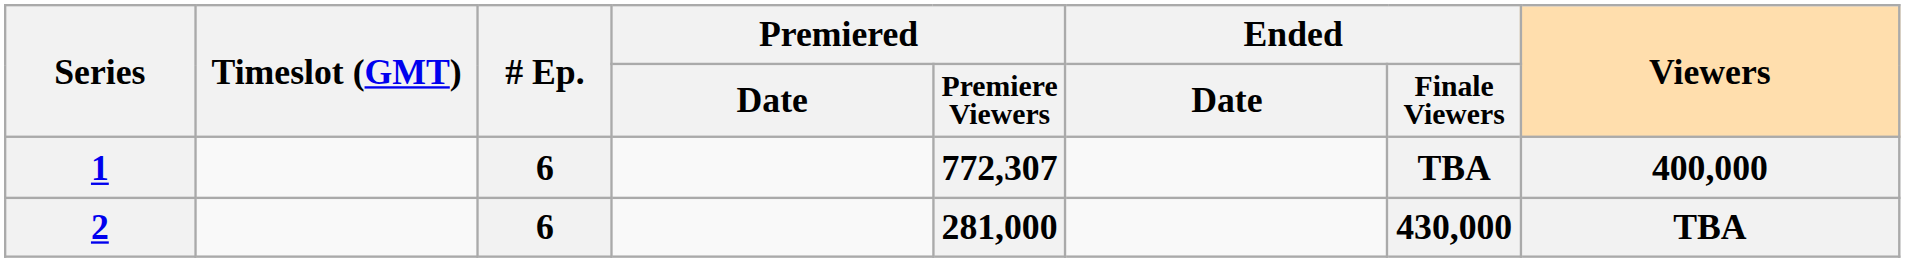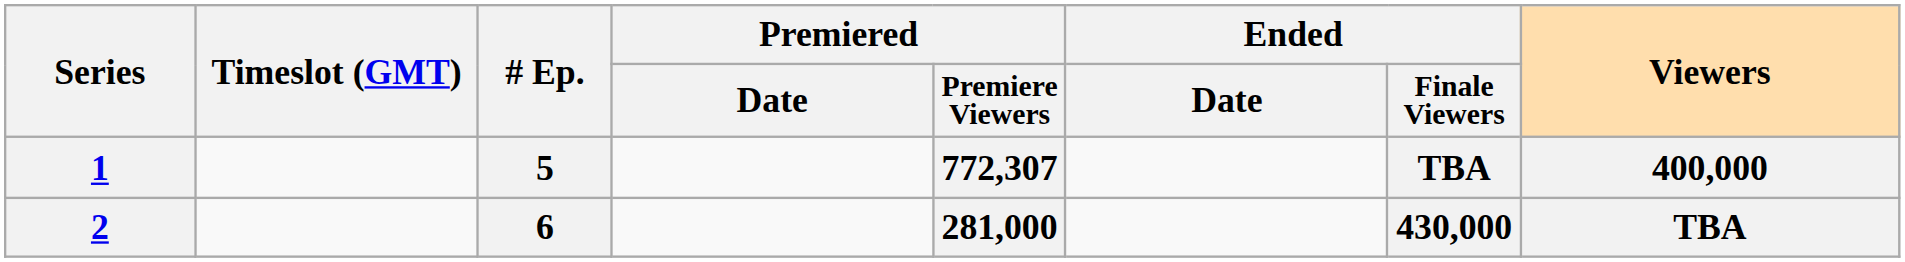(545, 166) 6 -> (545, 166) 5
